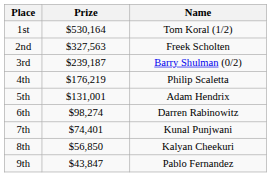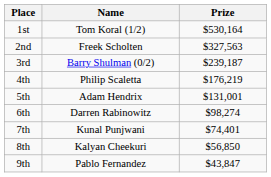columns swapped: (198, 12) <-> (86, 12)
